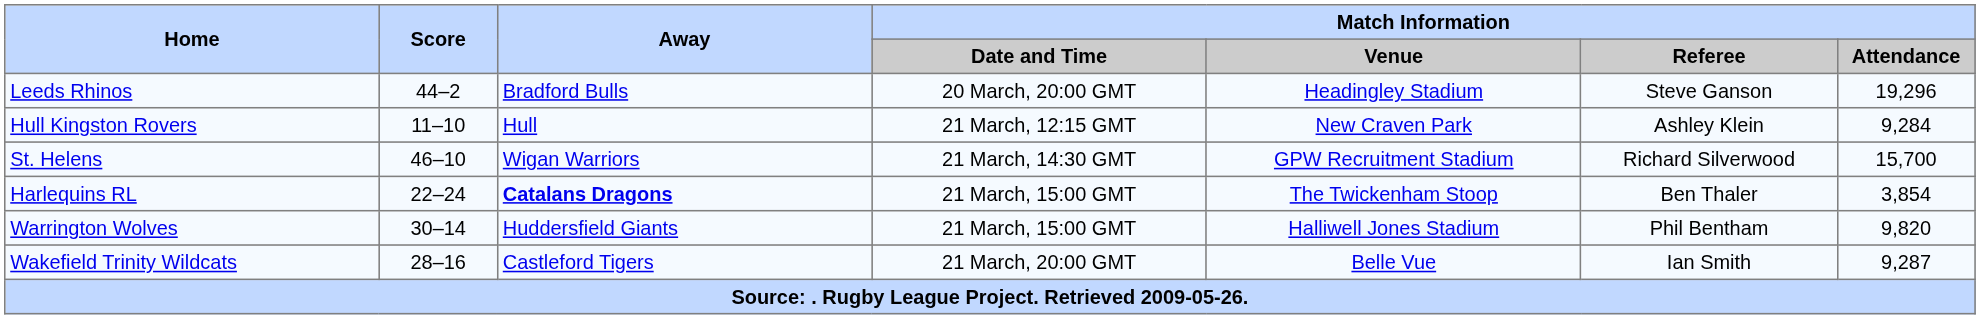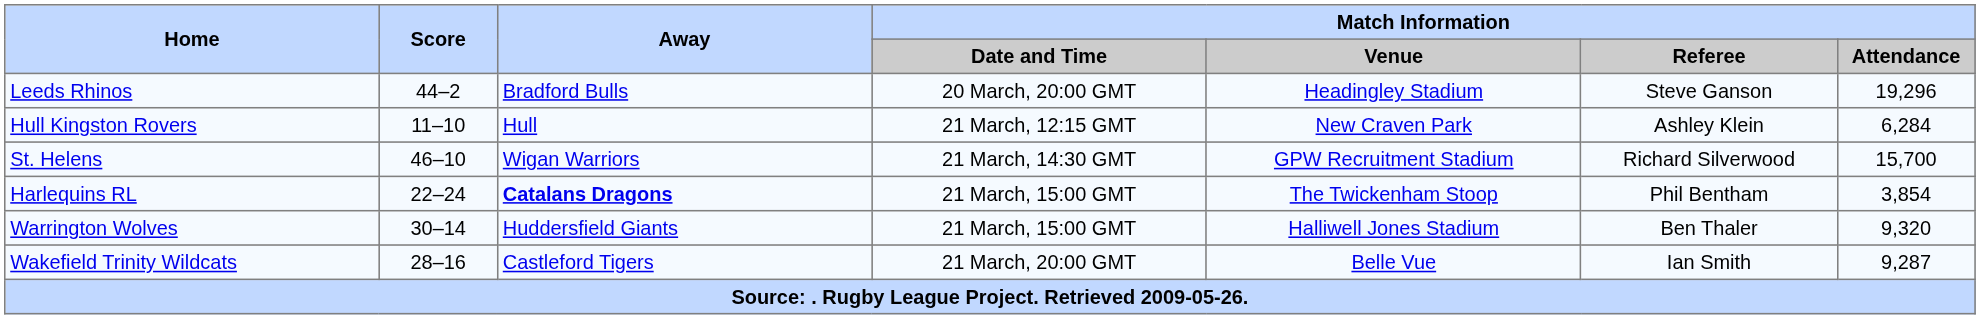(1906, 125) 9,284 -> (1906, 125) 6,284
(1709, 194) Ben Thaler -> (1709, 194) Phil Bentham
(1709, 228) Phil Bentham -> (1709, 228) Ben Thaler
(1906, 228) 9,820 -> (1906, 228) 9,320
